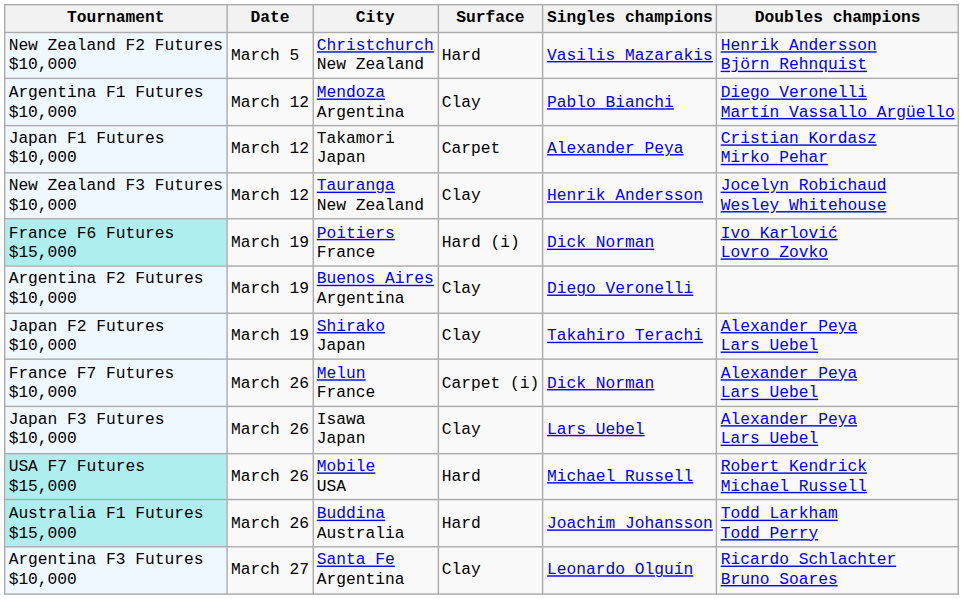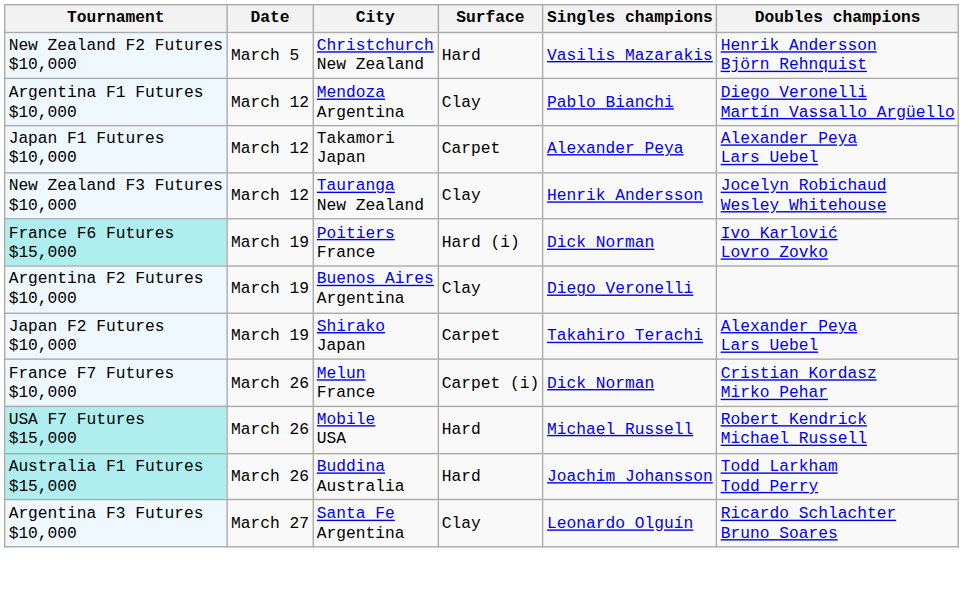(799, 149) Cristian Kordasz Mirko Pehar -> (789, 149) Alexander Peya Lars Uebel
(461, 336) Clay -> (471, 336) Carpet
(789, 383) Alexander Peya Lars Uebel -> (799, 383) Cristian Kordasz Mirko Pehar
- row: (87, 429)
